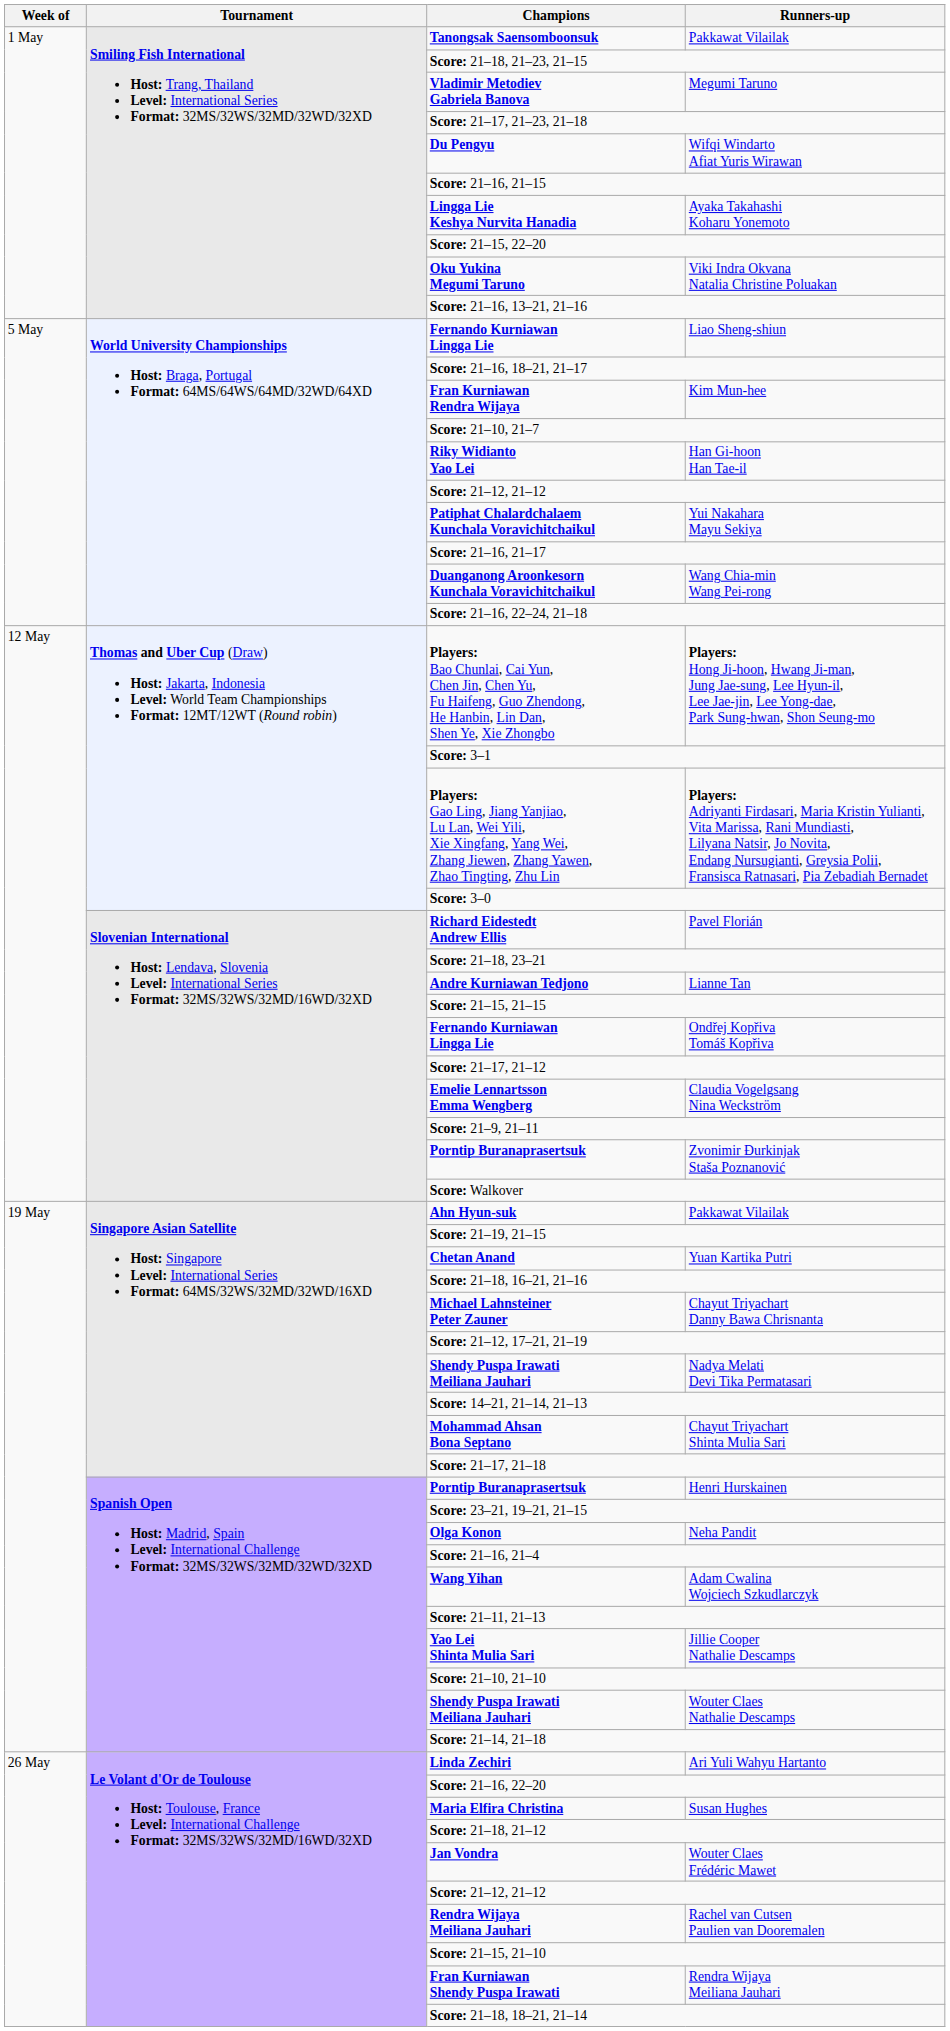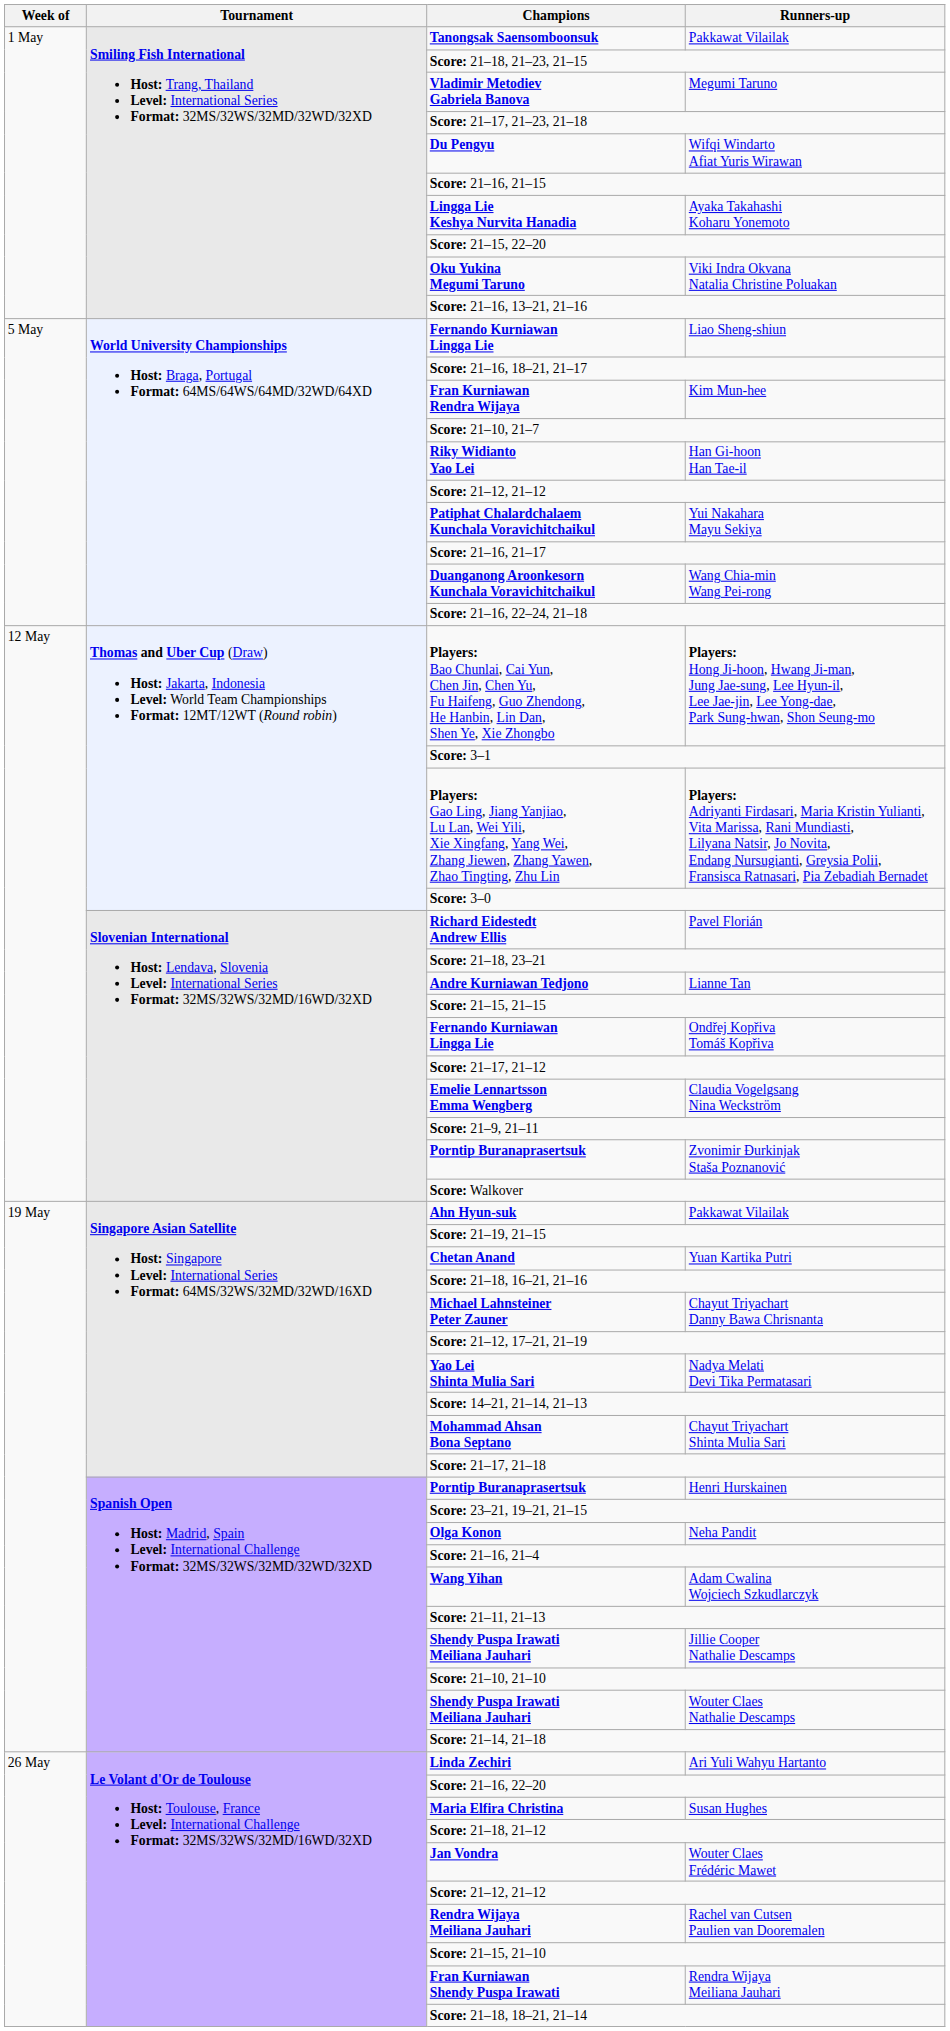(495, 1372) Shendy Puspa Irawati Meiliana Jauhari -> (482, 1372) Yao Lei Shinta Mulia Sari
(482, 1647) Yao Lei Shinta Mulia Sari -> (495, 1647) Shendy Puspa Irawati Meiliana Jauhari
